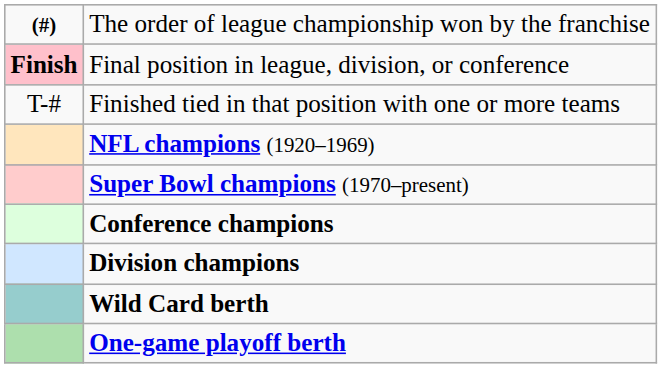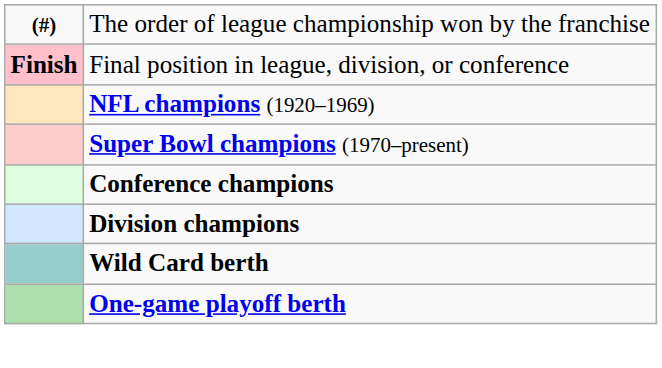- row: (355, 104)
